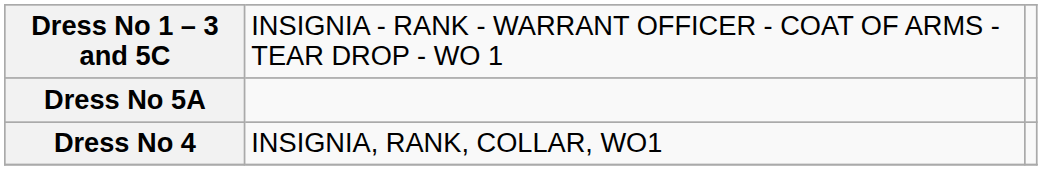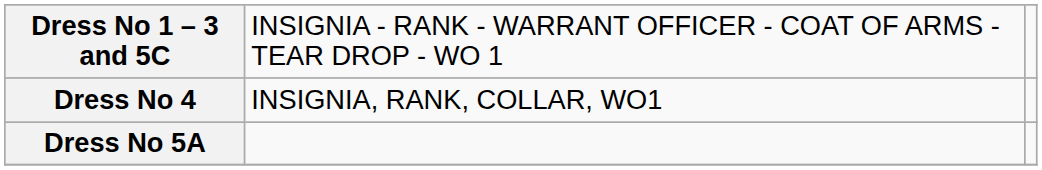rows swapped: (125, 99) <-> (125, 142)
